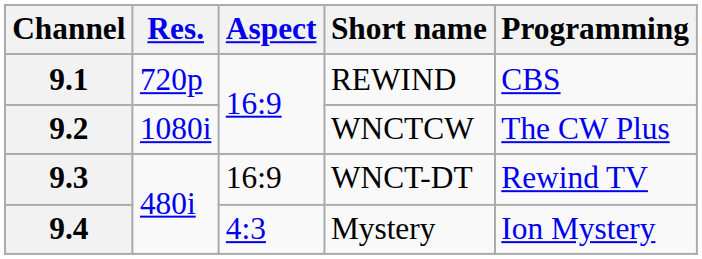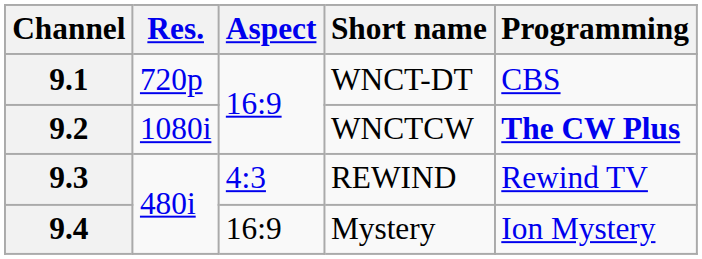(394, 79) REWIND -> (402, 79) WNCT-DT
(586, 128) normal -> (591, 128) bold
(254, 178) 16:9 -> (246, 178) 4:3
(402, 178) WNCT-DT -> (394, 178) REWIND
(246, 228) 4:3 -> (254, 228) 16:9
